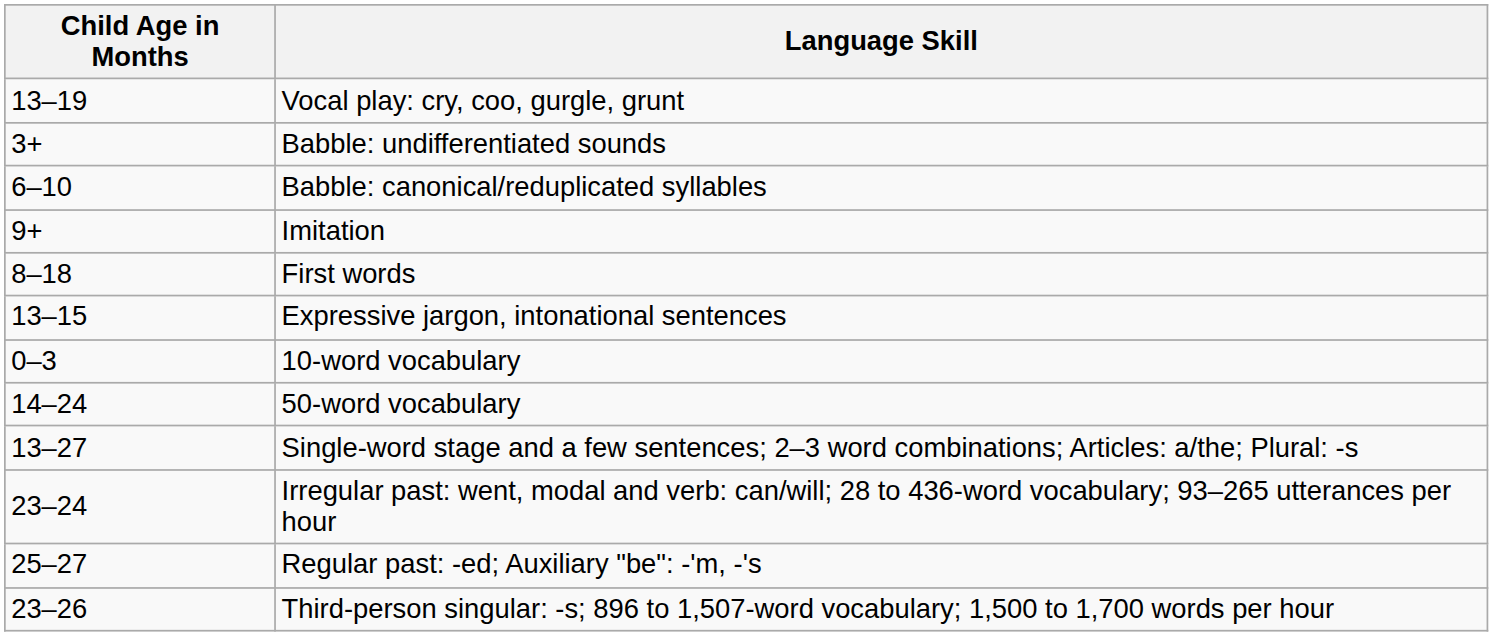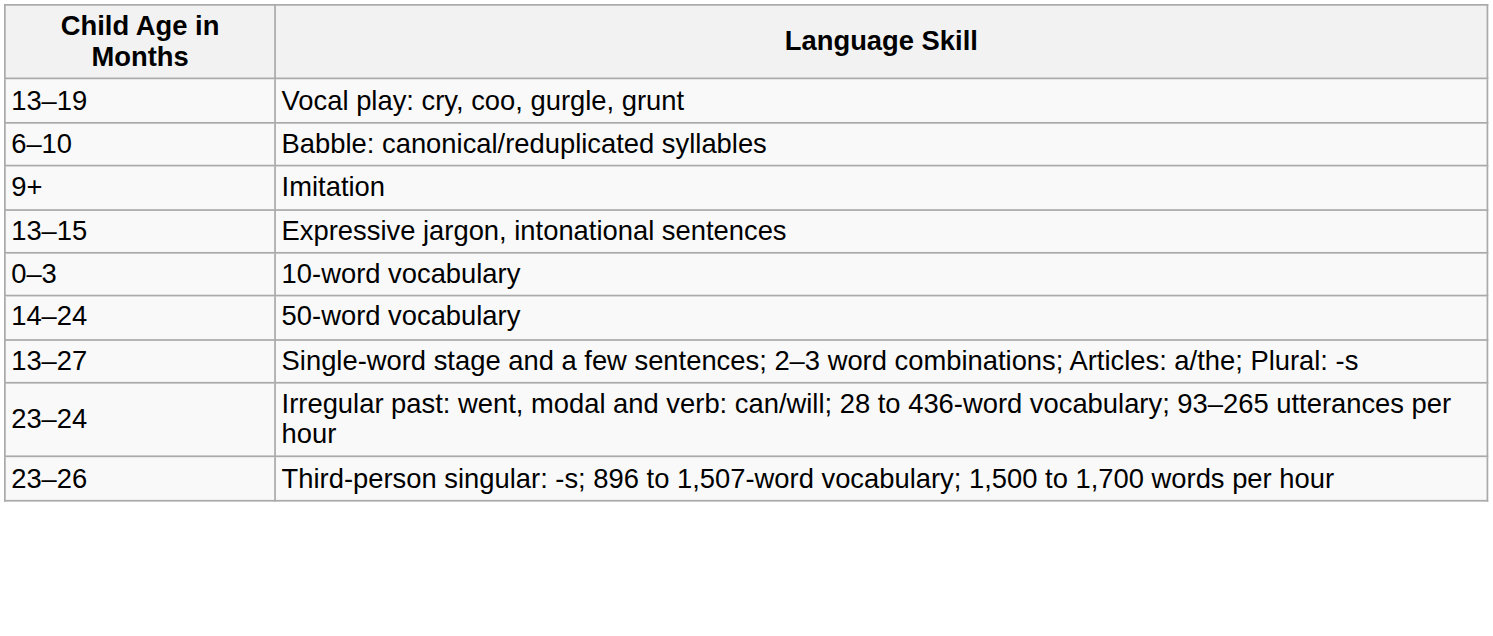- row: (474, 143)
- row: (348, 273)
- row: (522, 565)
